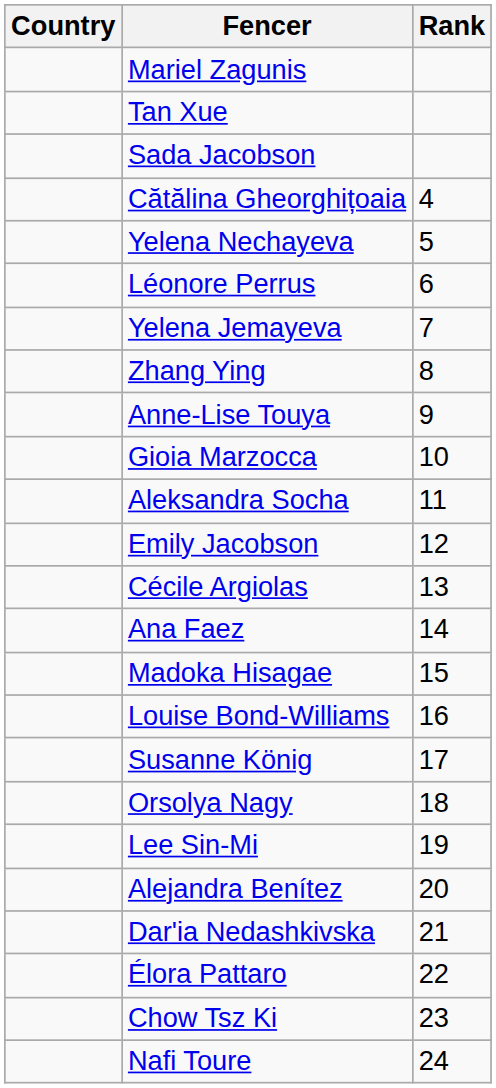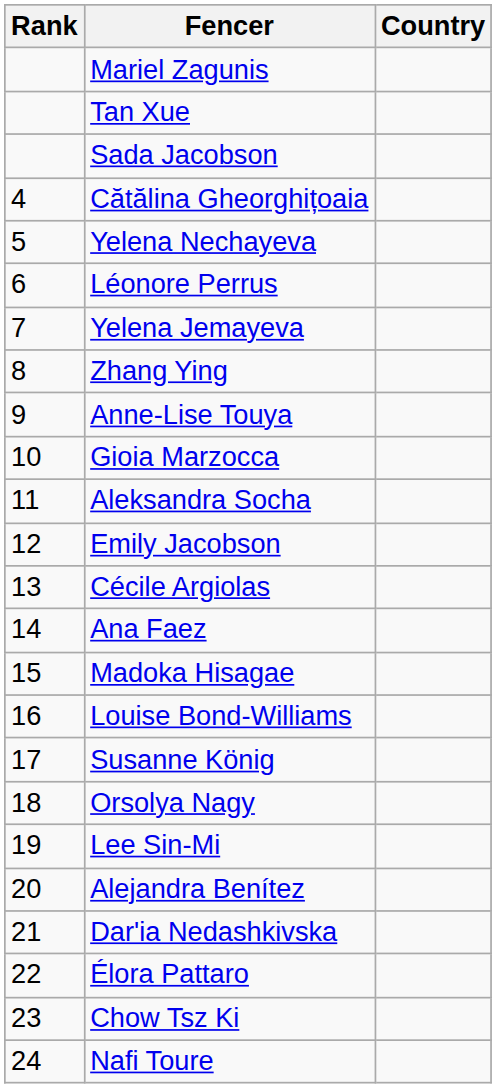columns swapped: (452, 26) <-> (63, 26)
